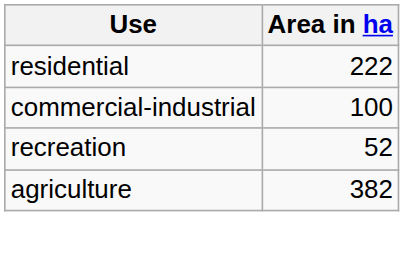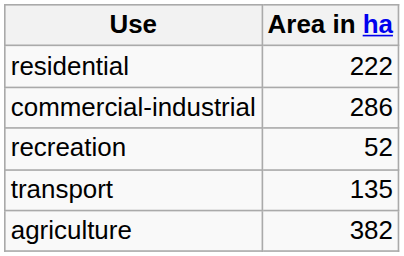(371, 107) 100 -> (371, 107) 286
+ row: (62, 189)
